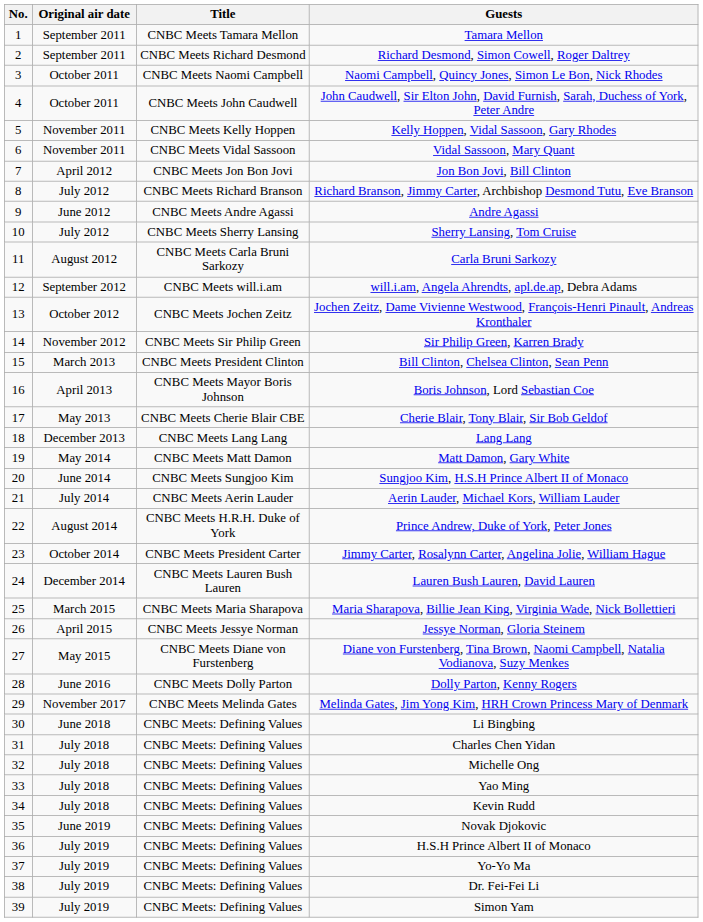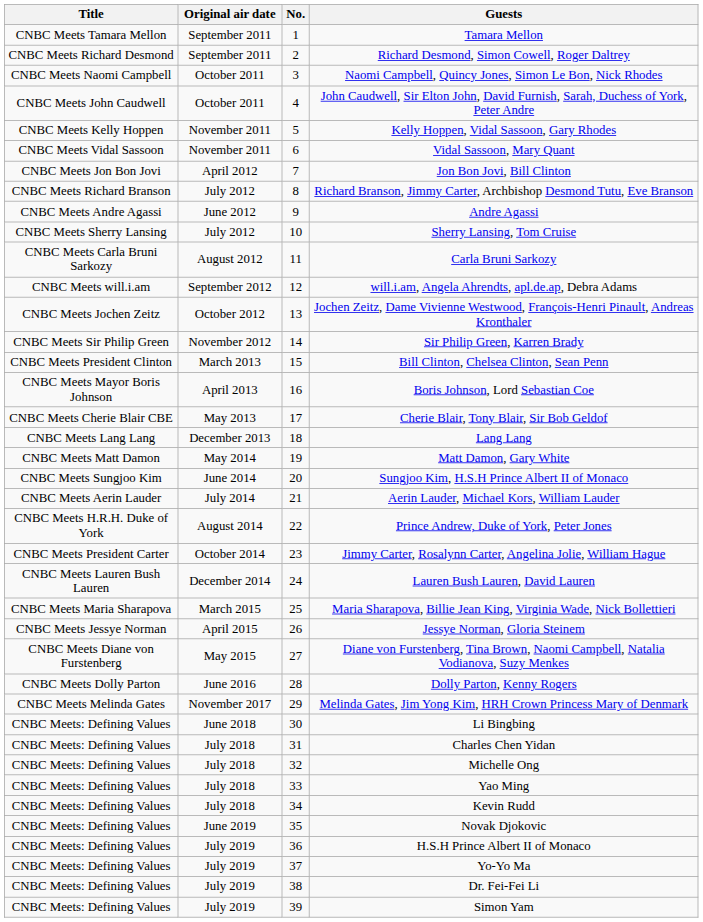columns swapped: (18, 14) <-> (223, 14)
